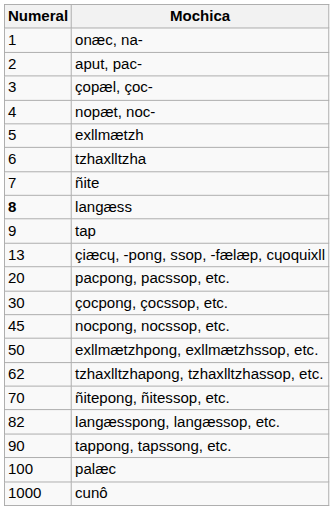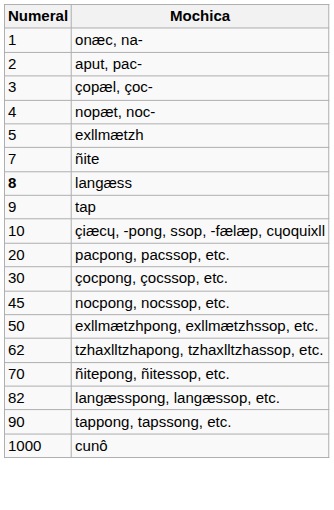- row: (111, 159)
(16, 254) 13 -> (16, 231) 10
- row: (96, 469)
